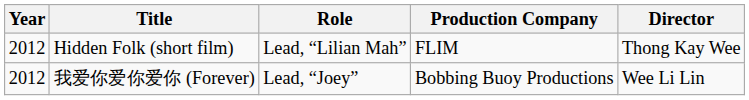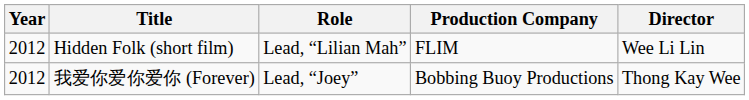(681, 47) Thong Kay Wee -> (663, 47) Wee Li Lin
(663, 78) Wee Li Lin -> (681, 78) Thong Kay Wee
